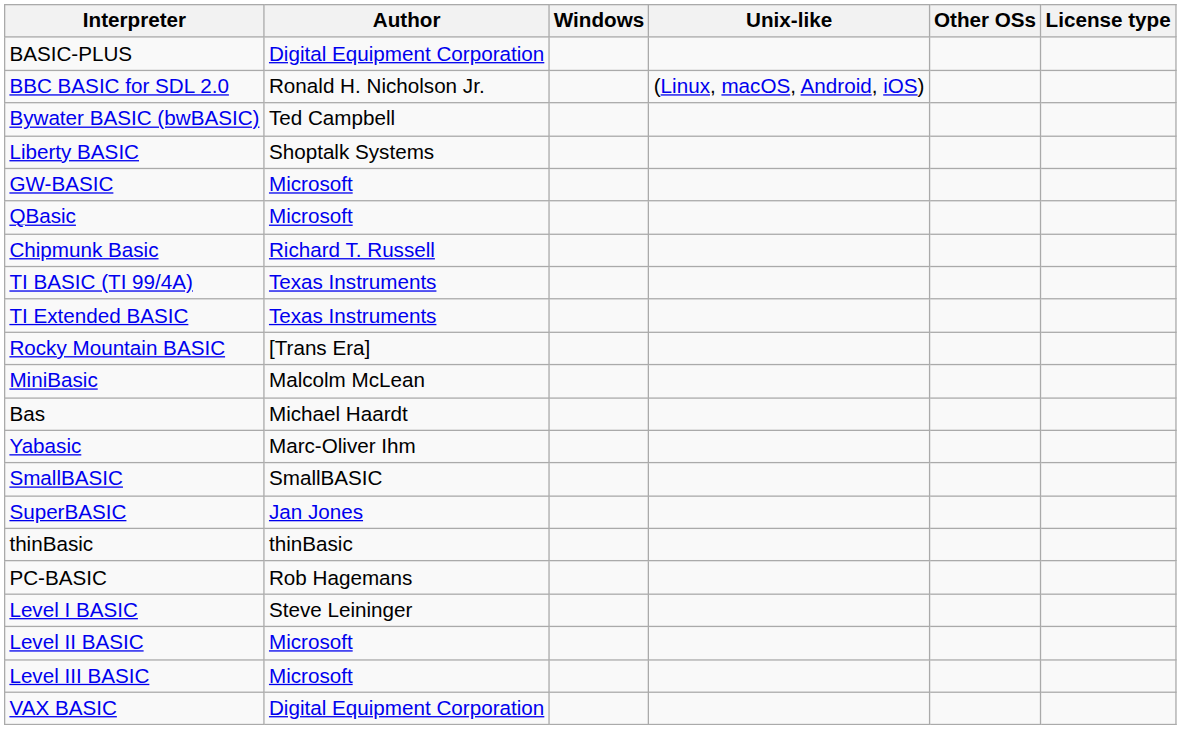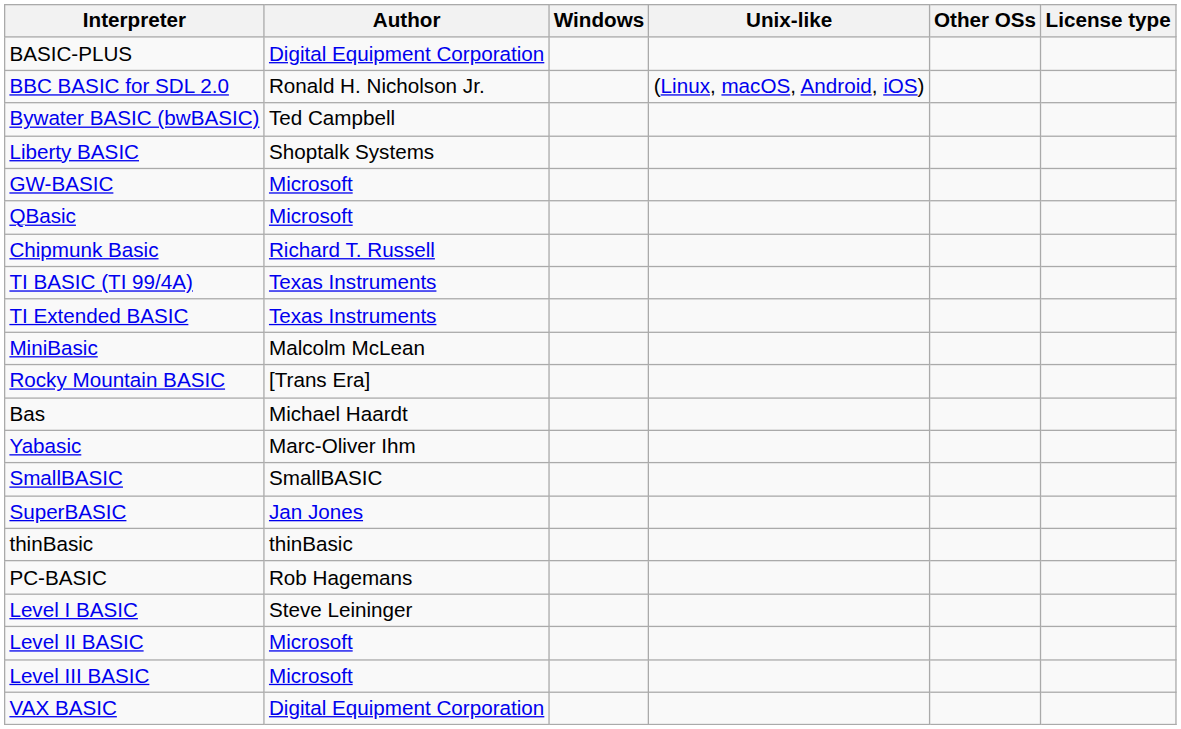rows swapped: (54, 380) <-> (117, 348)
